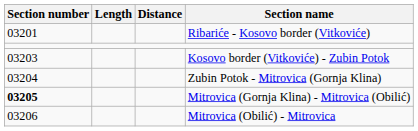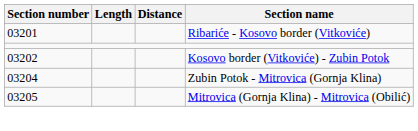(22, 58) 03203 -> (22, 58) 03202
(22, 96) bold -> (22, 96) normal
- row: (262, 116)
